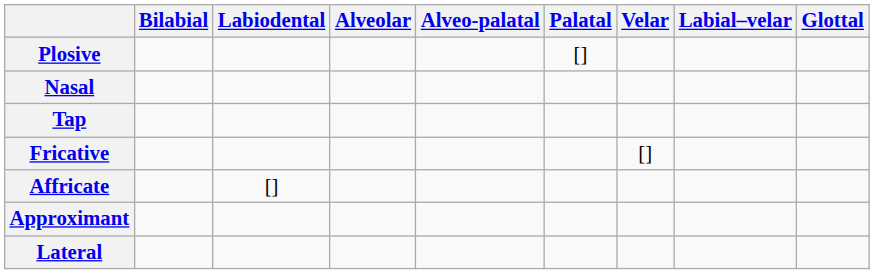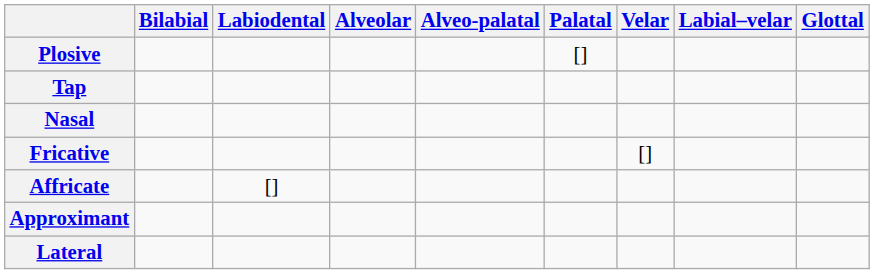rows swapped: (69, 86) <-> (69, 119)
